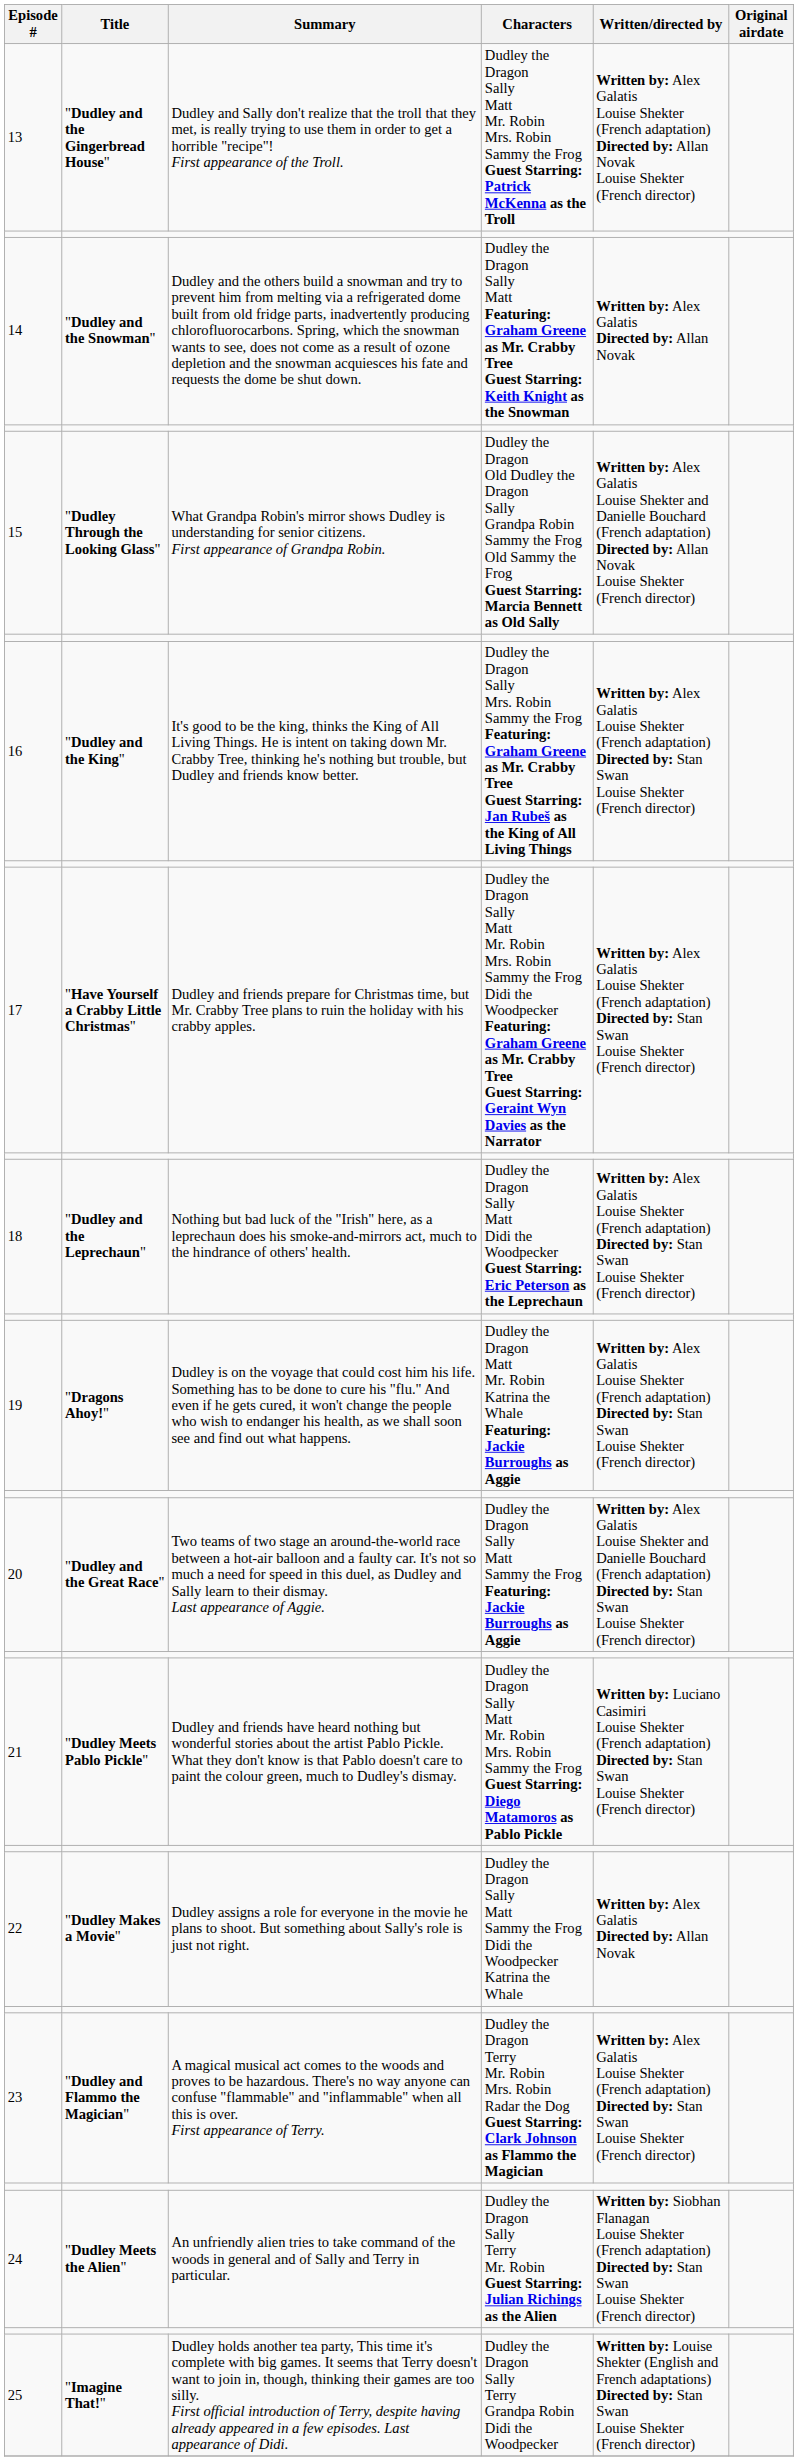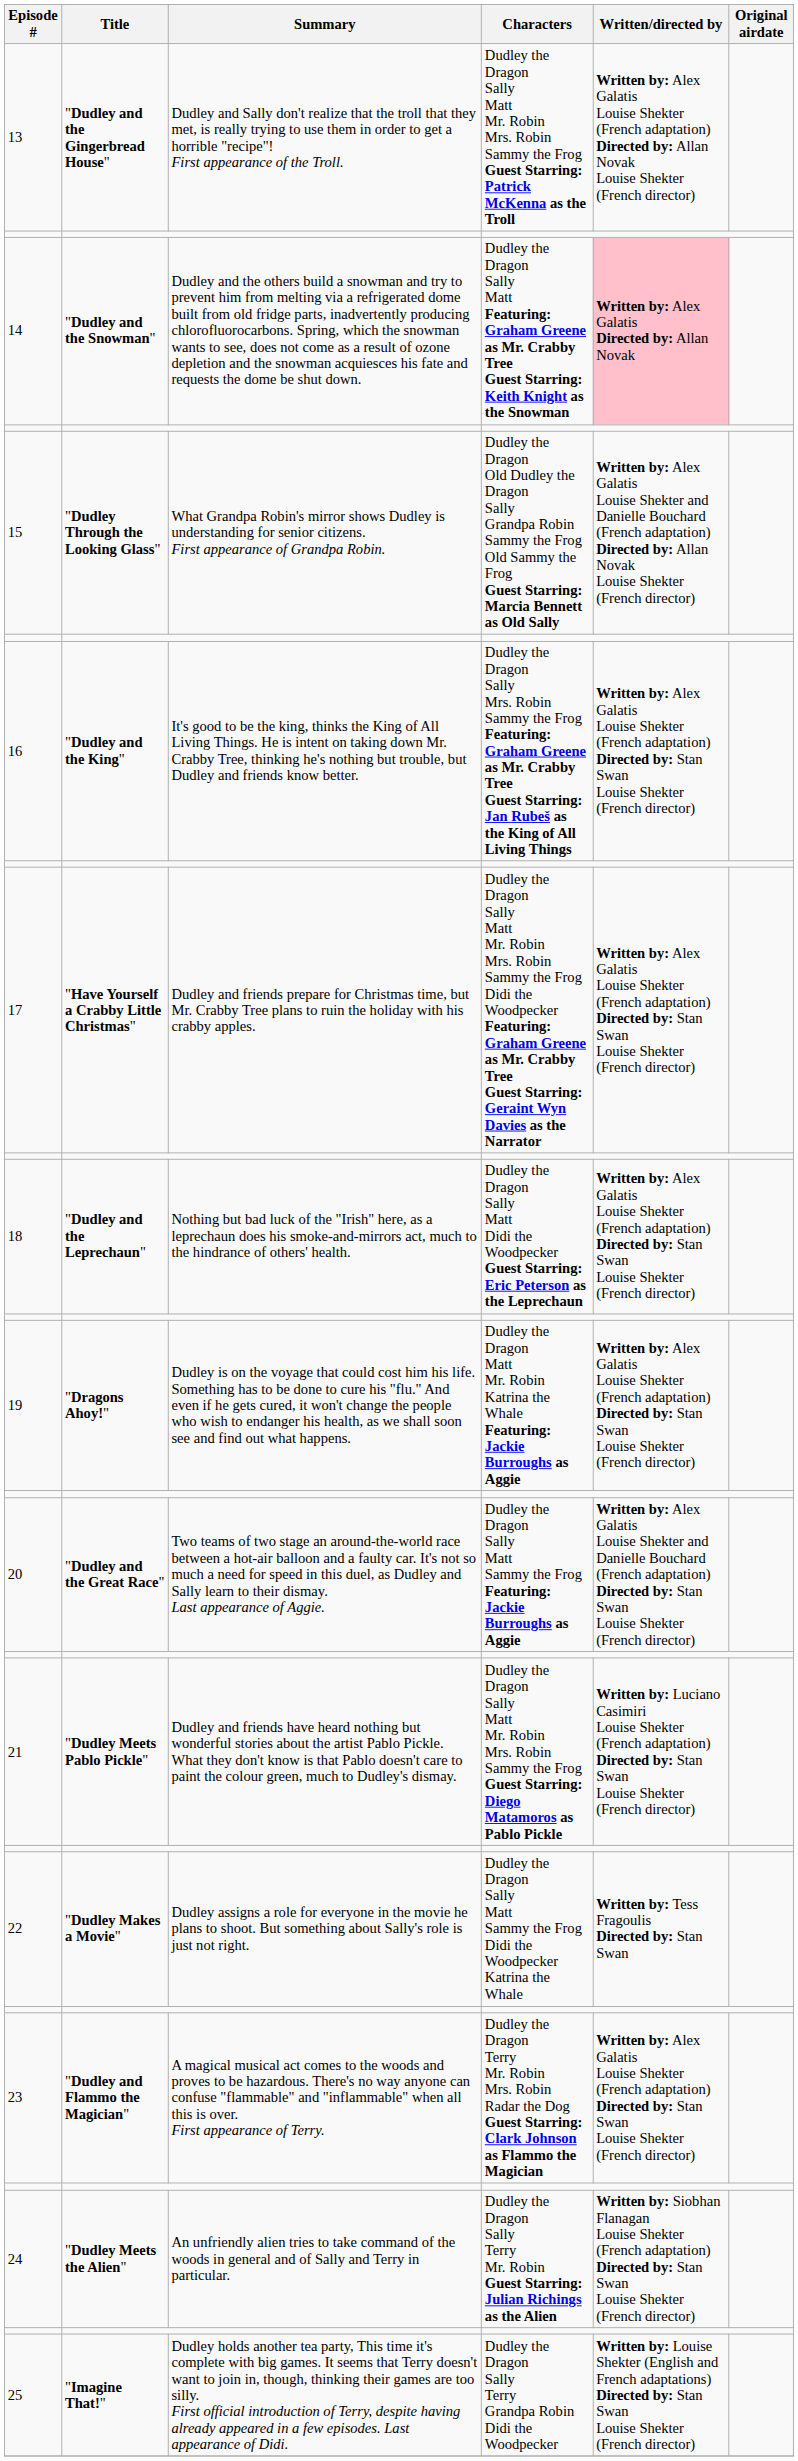(652, 331) no background -> (652, 331) pink background
(652, 1928) Written by: Alex Galatis Directed by: Allan Novak -> (649, 1928) Written by: Tess Fragoulis Directed by: Stan Swan
